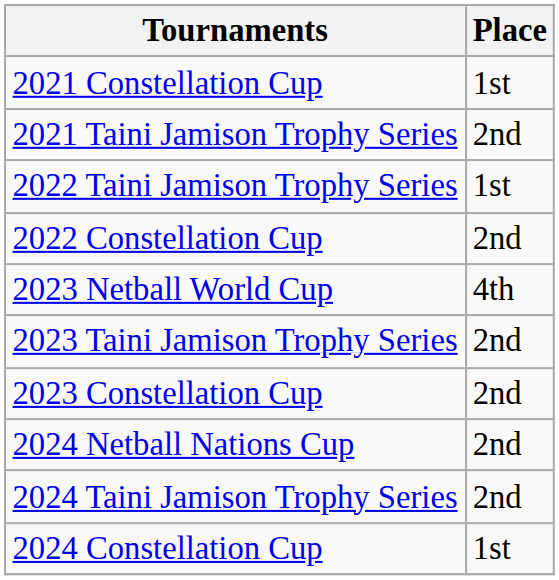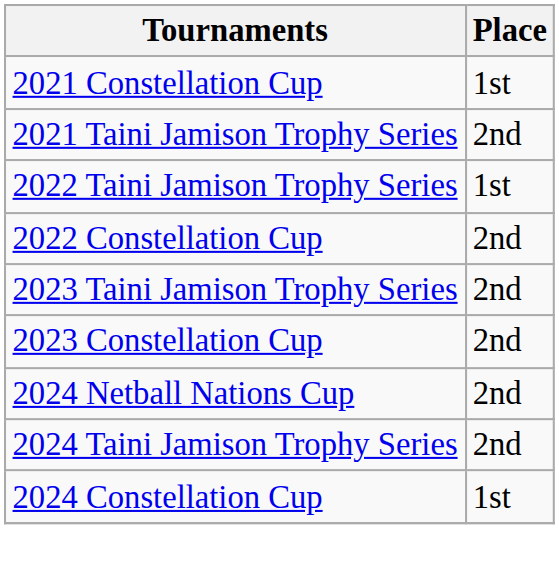- row: (173, 289)
